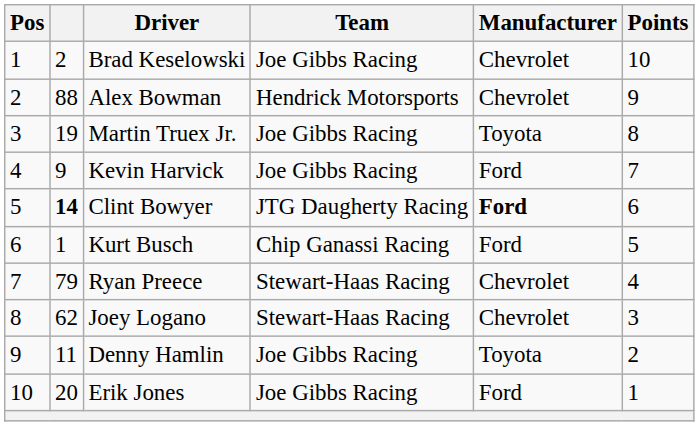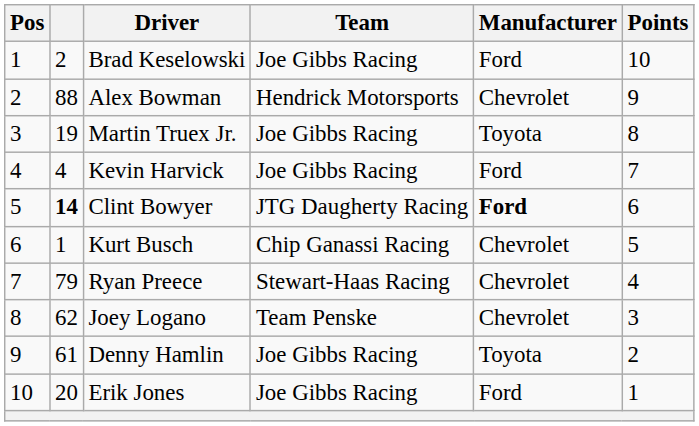(524, 59) Chevrolet -> (500, 59) Ford
(61, 170) 9 -> (61, 170) 4
(500, 243) Ford -> (524, 243) Chevrolet
(353, 317) Stewart-Haas Racing -> (316, 317) Team Penske
(66, 354) 11 -> (66, 354) 61
